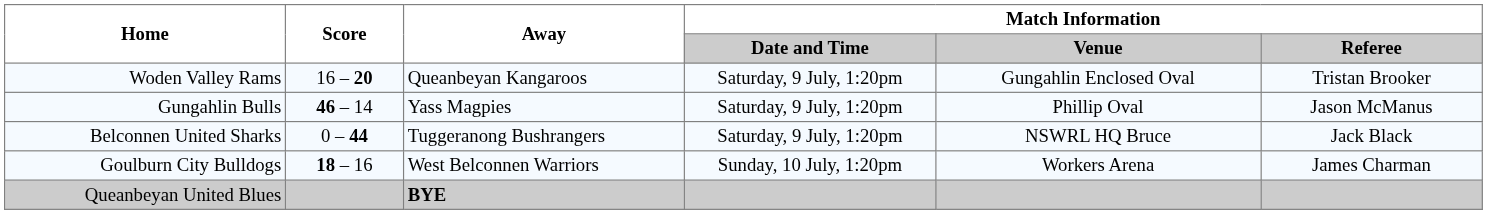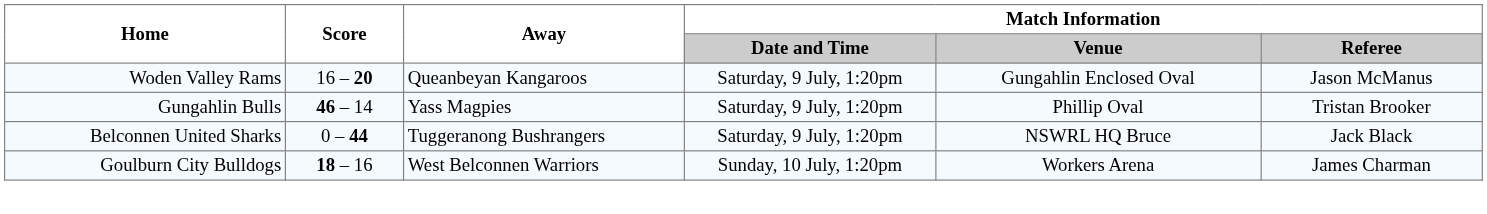(1371, 77) Tristan Brooker -> (1371, 77) Jason McManus
(1371, 106) Jason McManus -> (1371, 106) Tristan Brooker
- row: (183, 194)
